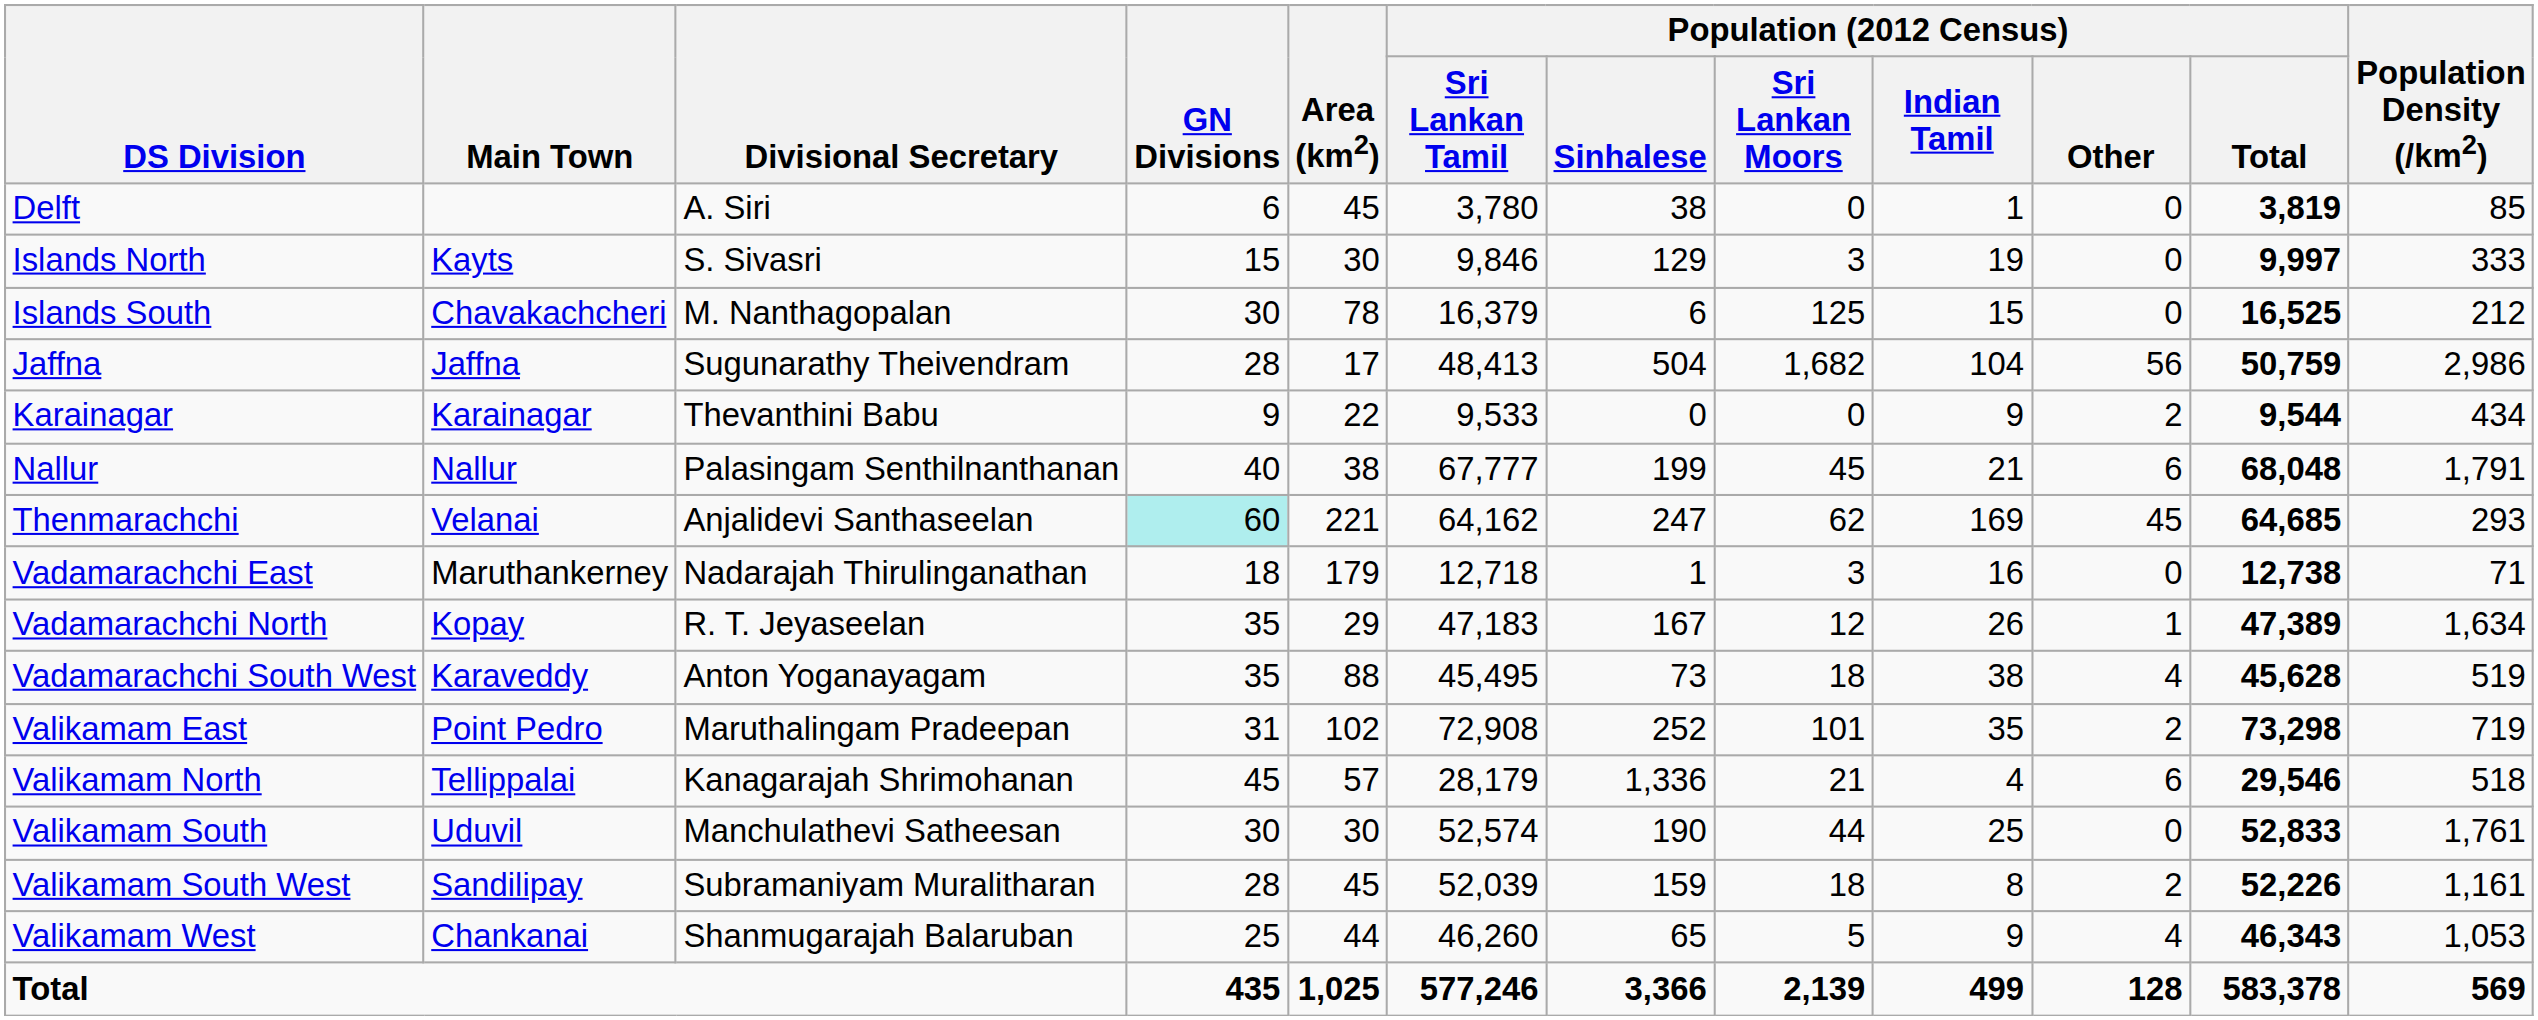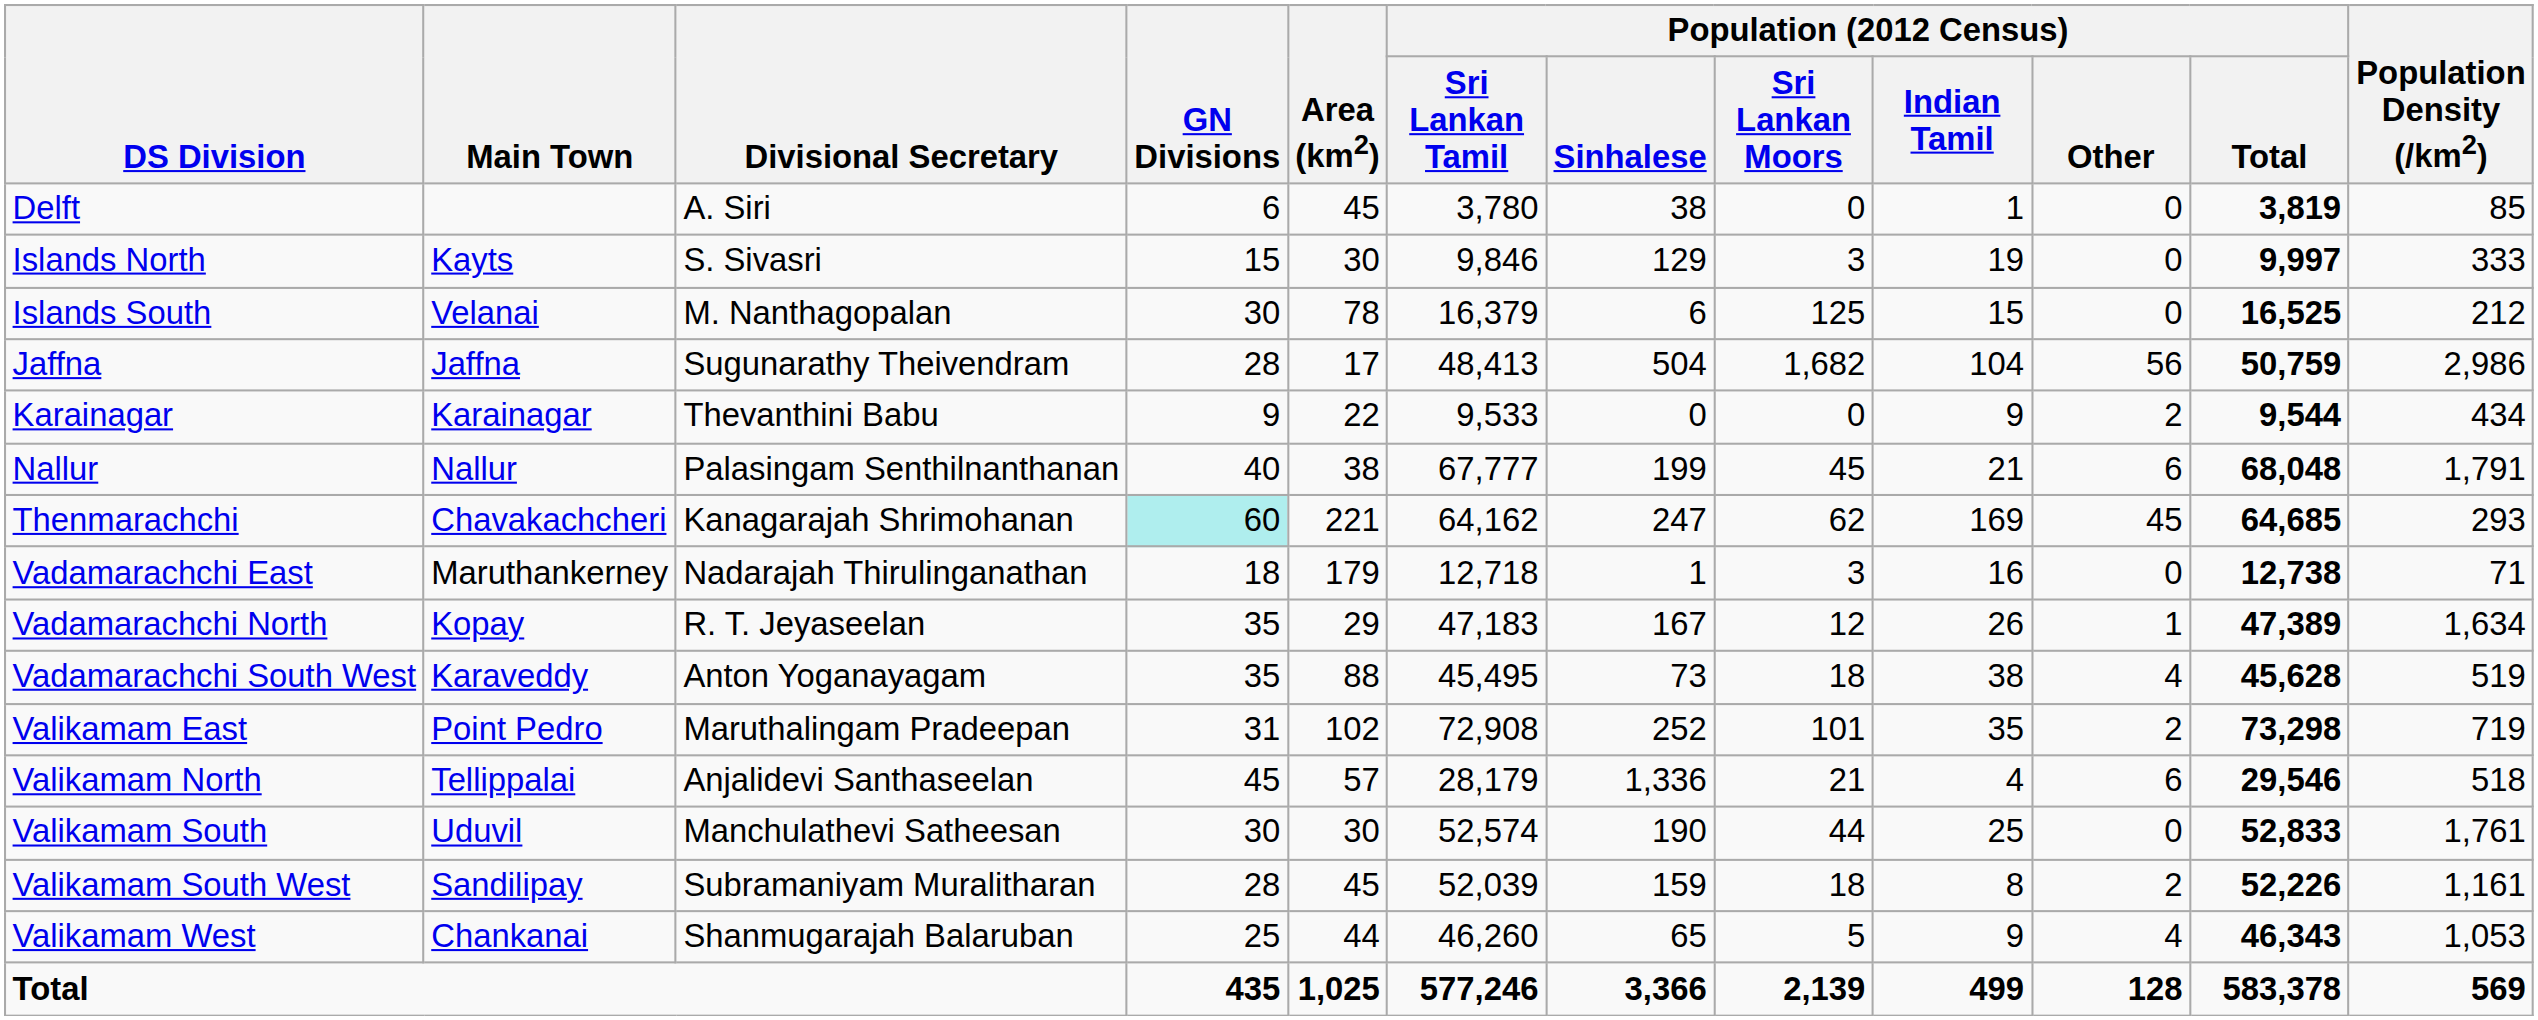(549, 312) Chavakachcheri -> (485, 312) Velanai
(485, 520) Velanai -> (549, 520) Chavakachcheri
(858, 520) Anjalidevi Santhaseelan -> (879, 520) Kanagarajah Shrimohanan
(879, 780) Kanagarajah Shrimohanan -> (858, 780) Anjalidevi Santhaseelan
